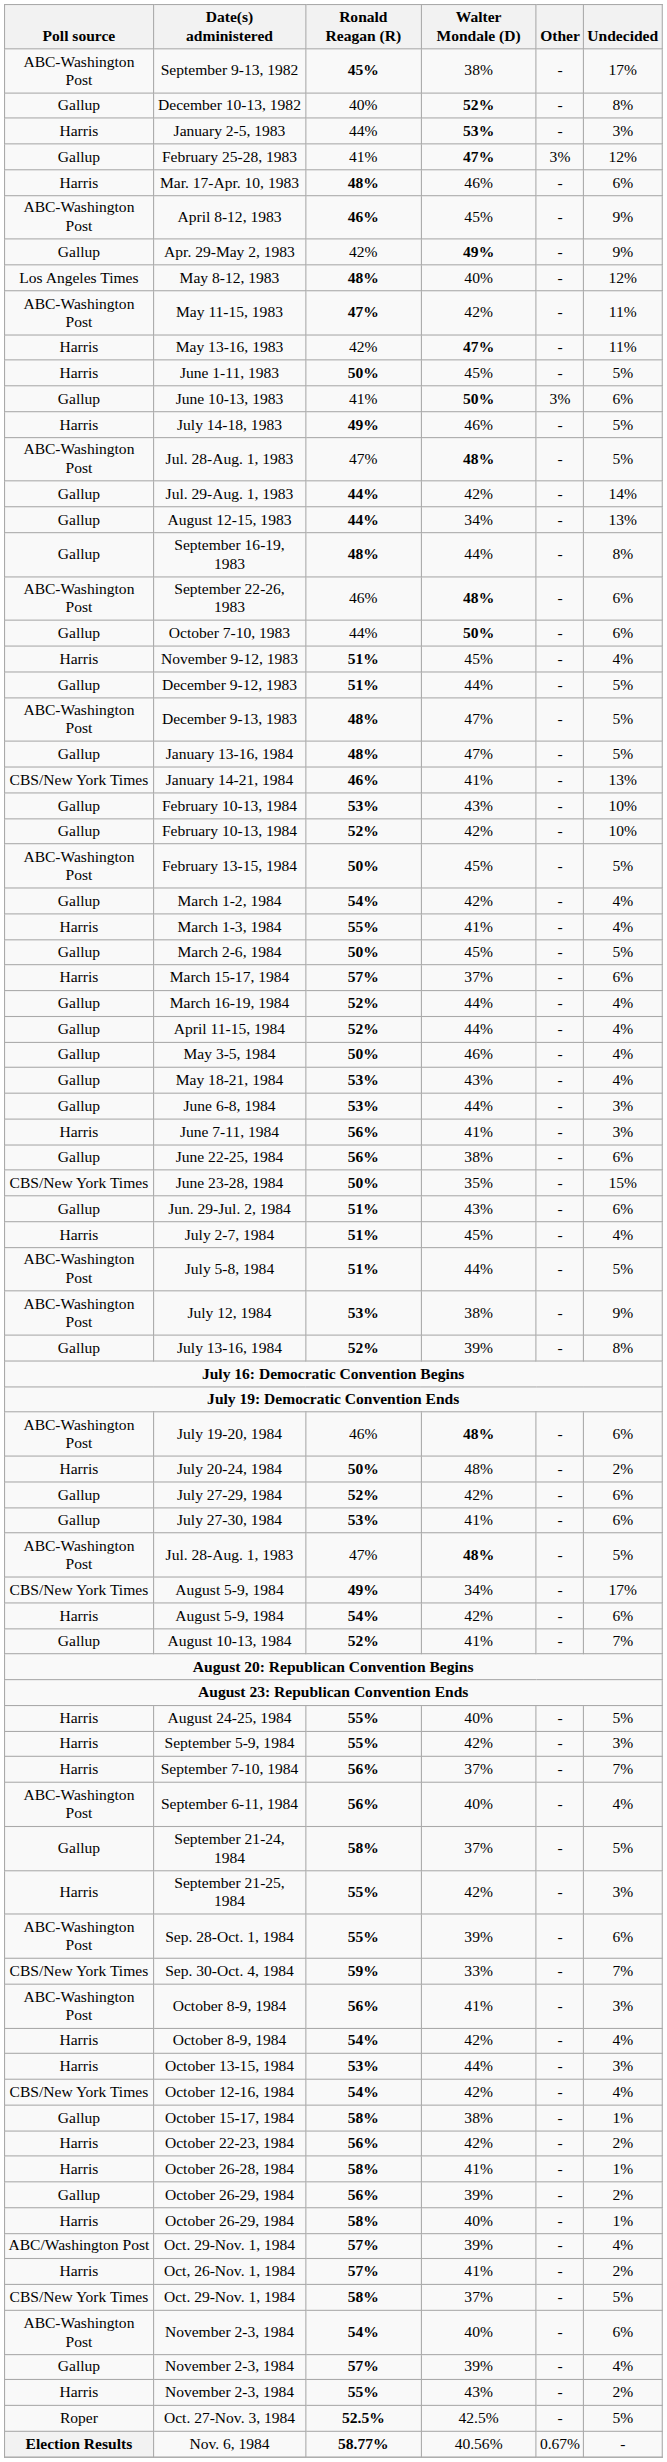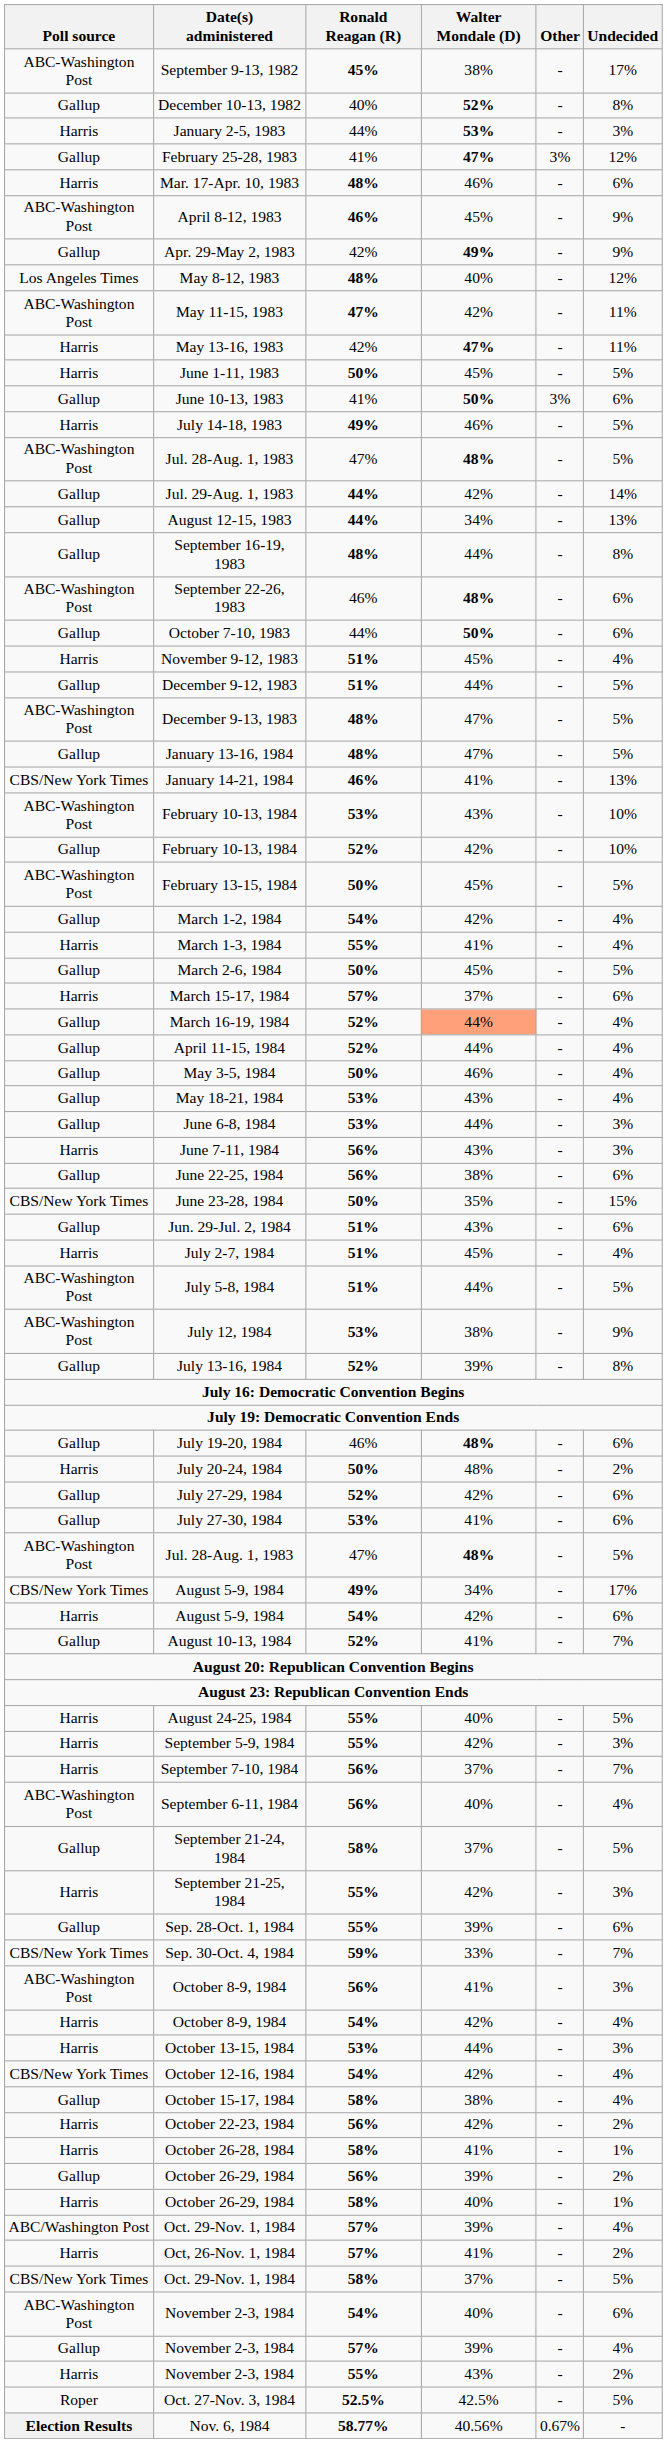(79, 805) Gallup -> (79, 815) ABC-Washington Post
(479, 1003) no background -> (479, 1022) lightsalmon background
(479, 1132) 41% -> (479, 1150) 43%
(79, 1434) ABC-Washington Post -> (79, 1443) Gallup
(79, 1936) ABC-Washington Post -> (79, 1927) Gallup
(623, 2118) 1% -> (623, 2099) 4%
